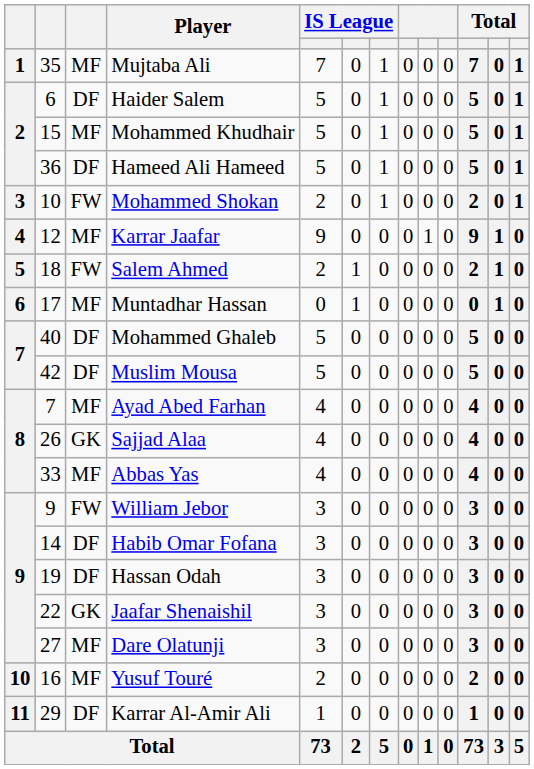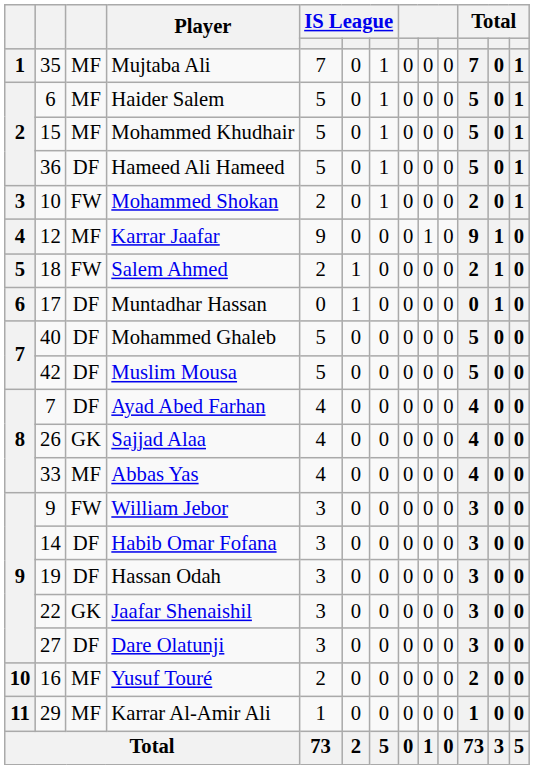(86, 99) DF -> (86, 99) MF
(86, 303) MF -> (86, 303) DF
(86, 406) MF -> (86, 406) DF
(86, 644) MF -> (86, 644) DF
(86, 713) DF -> (86, 713) MF
